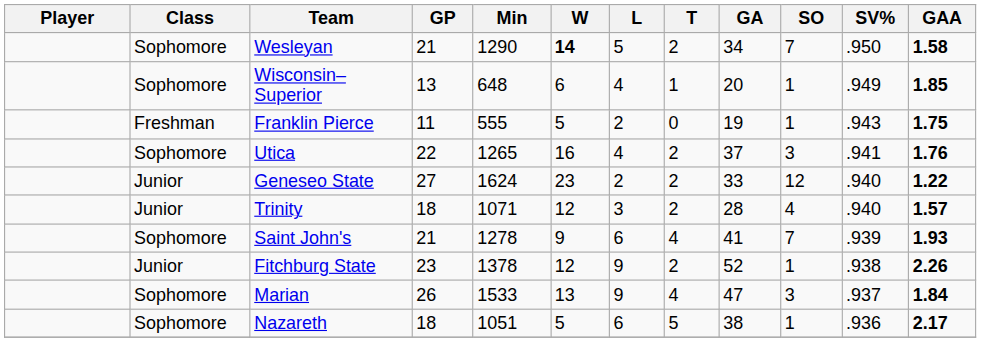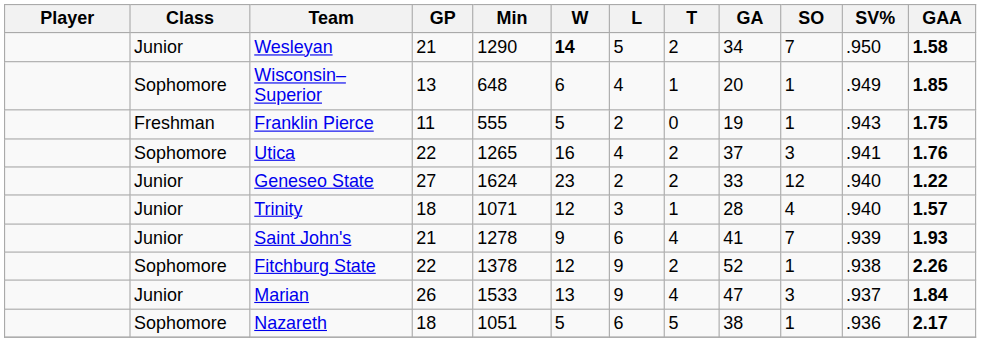(180, 47) Sophomore -> (158, 47) Junior
(673, 209) 2 -> (673, 209) 1
(180, 237) Sophomore -> (158, 237) Junior
(158, 266) Junior -> (180, 266) Sophomore
(426, 266) 23 -> (426, 266) 22
(180, 294) Sophomore -> (158, 294) Junior
